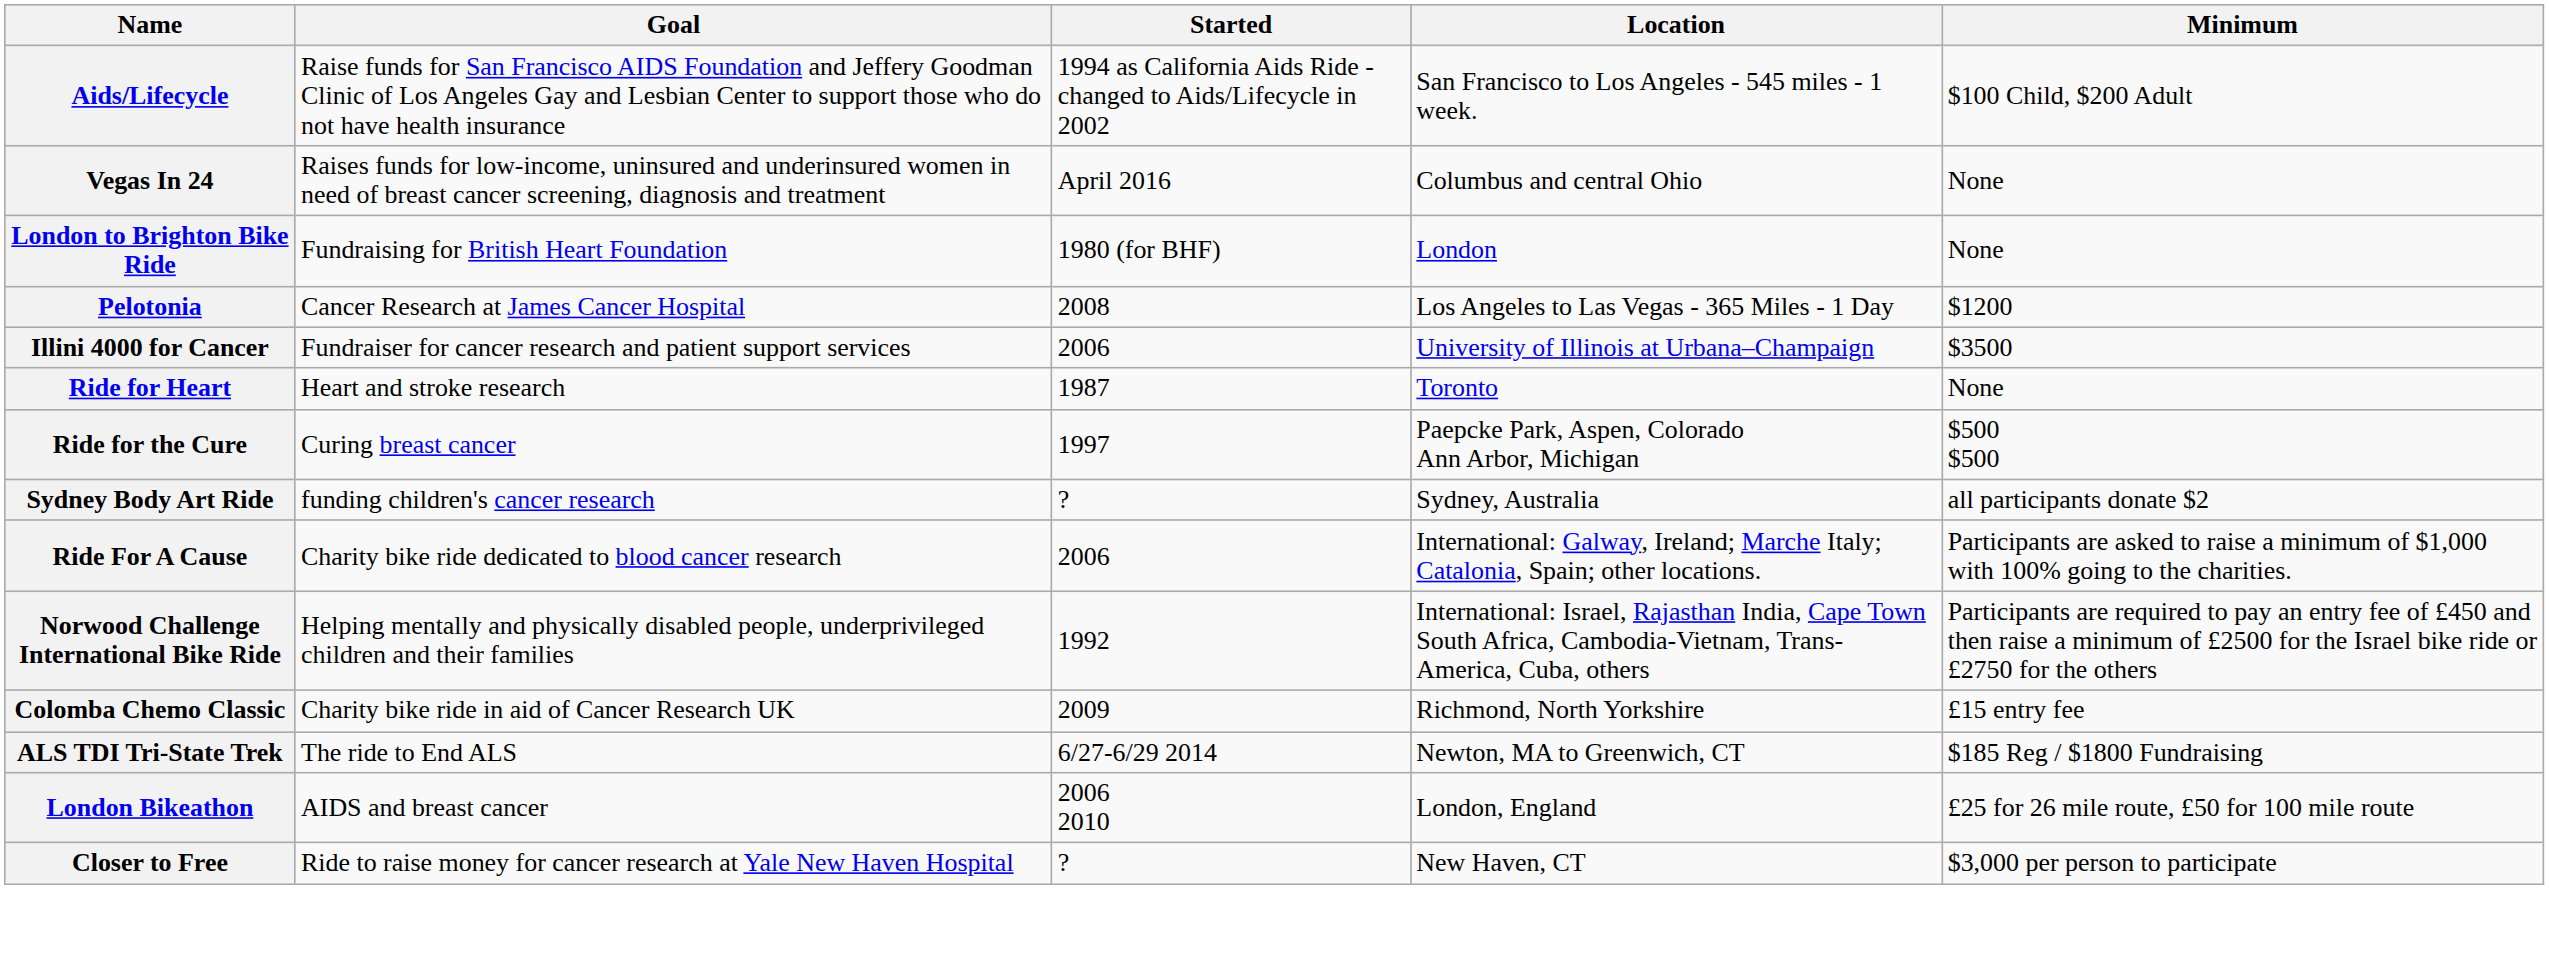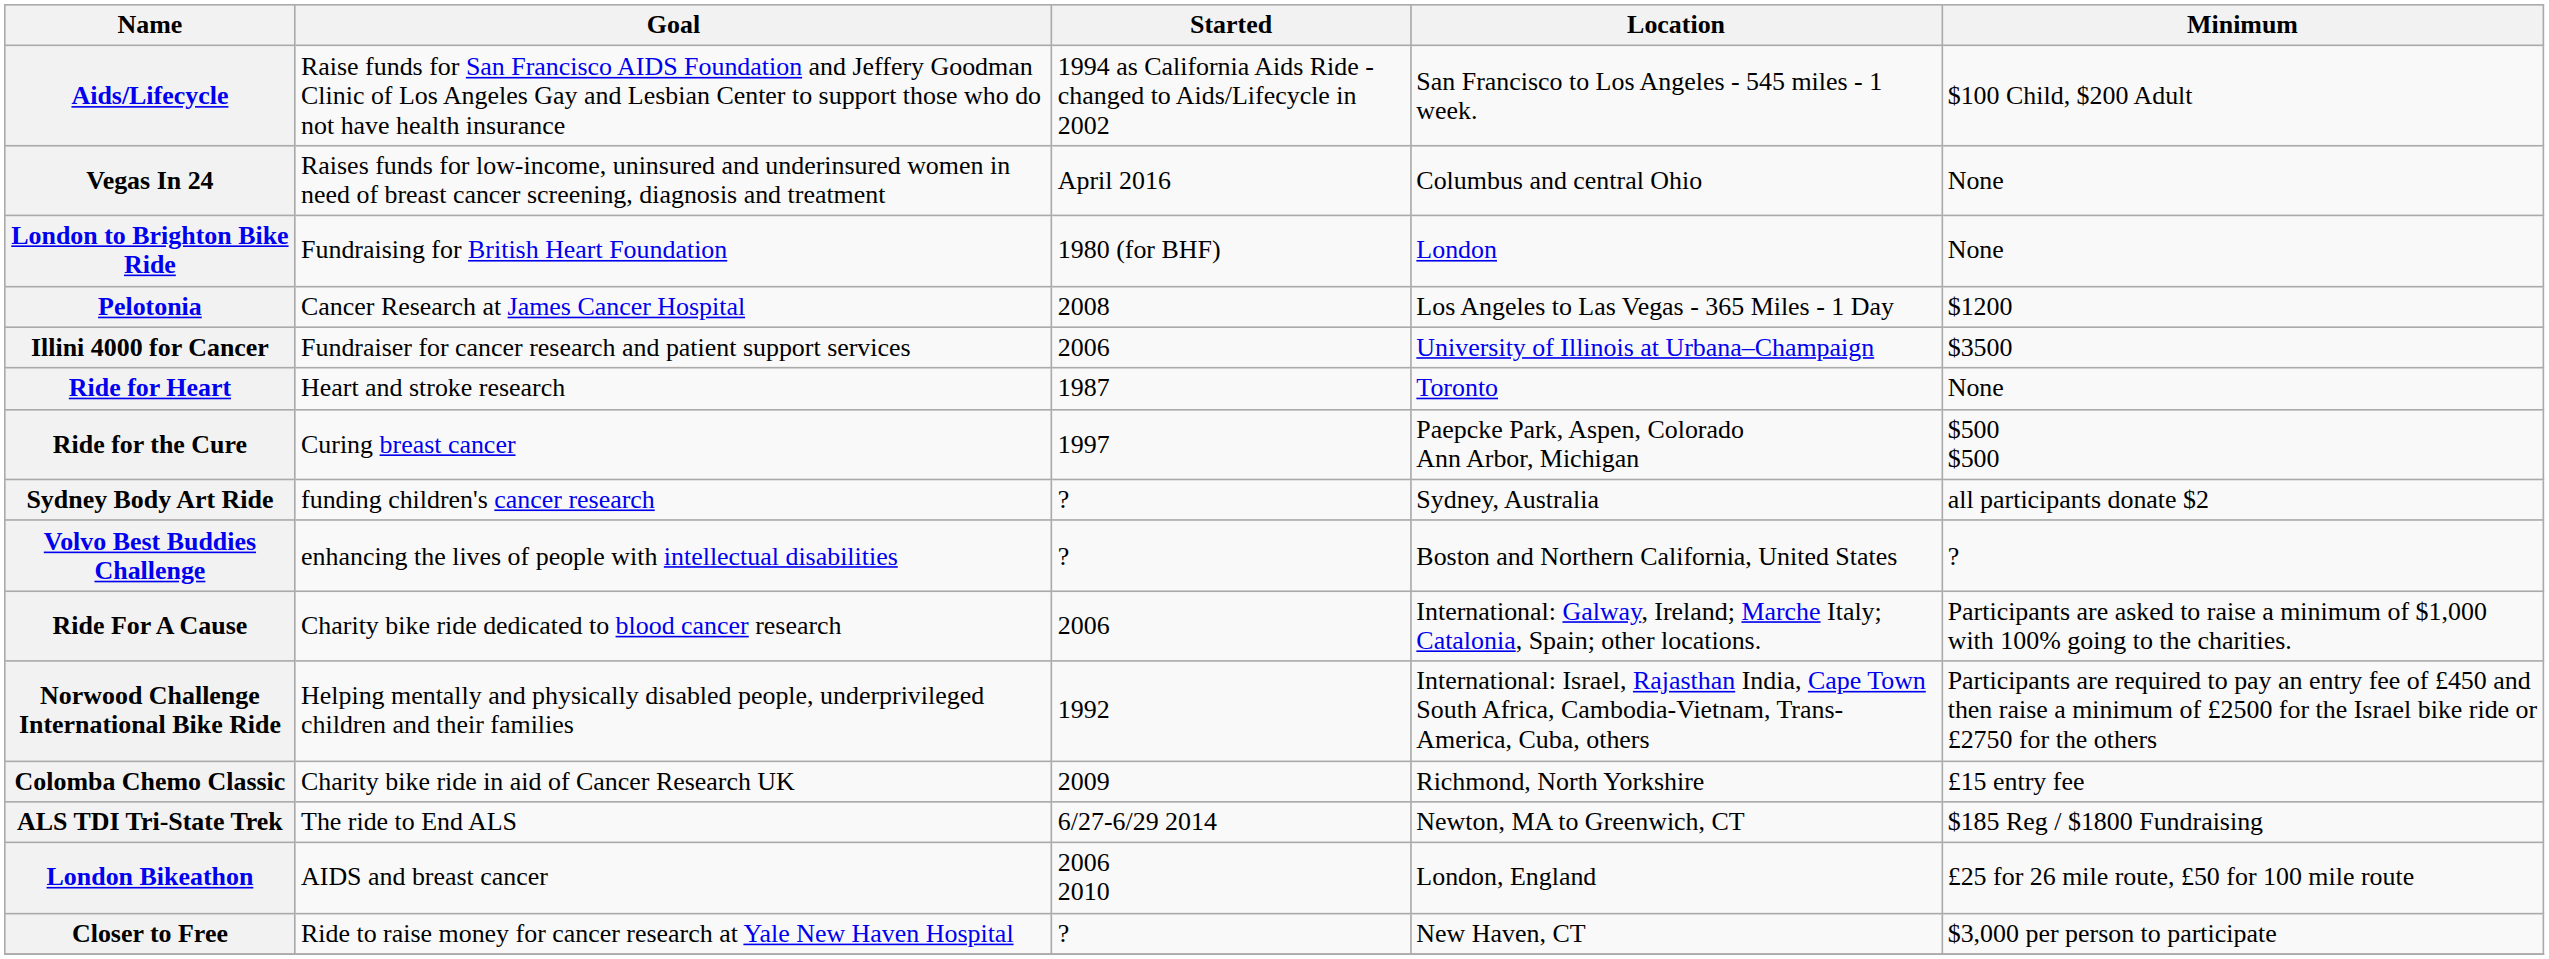+ row: (150, 555)
